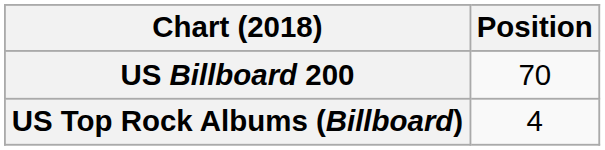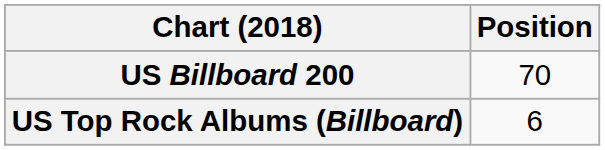(535, 121) 4 -> (535, 121) 6
